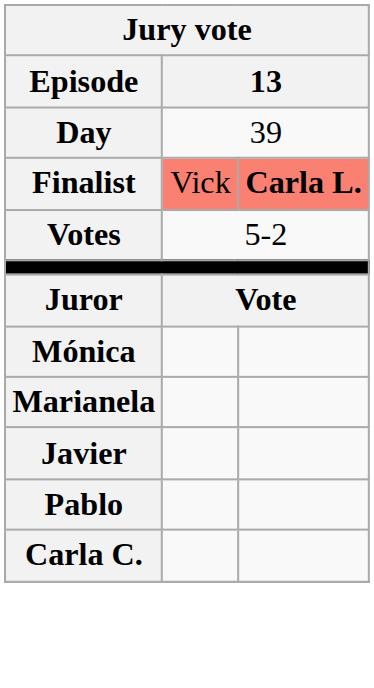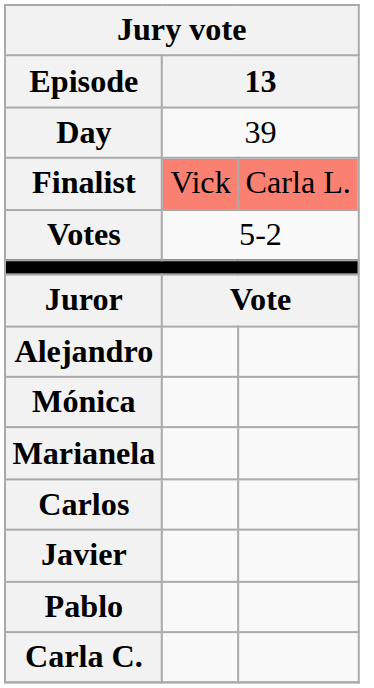(304, 183) bold -> (298, 183) normal
+ row: (84, 350)
+ row: (84, 503)
